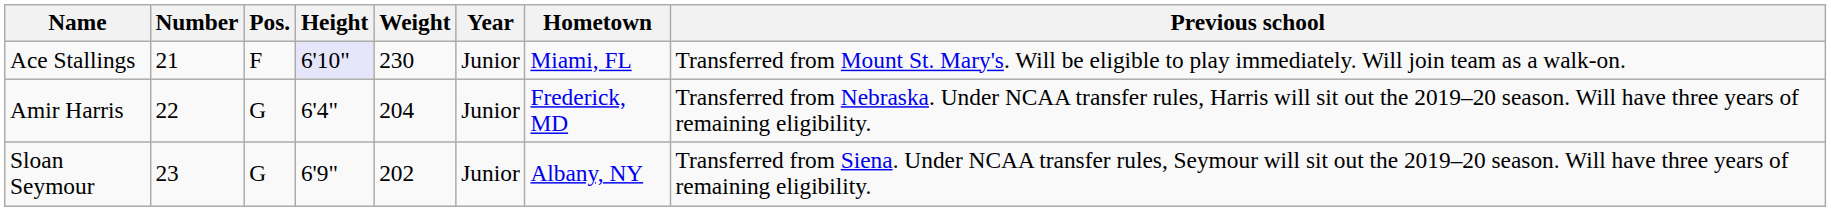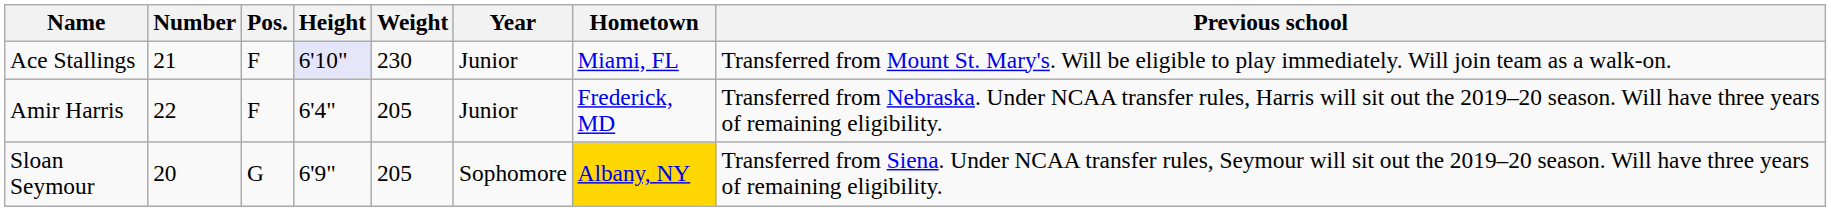(258, 110) G -> (254, 110) F
(397, 110) 204 -> (394, 110) 205
(167, 173) 23 -> (165, 173) 20
(397, 173) 202 -> (394, 173) 205
(490, 173) Junior -> (513, 173) Sophomore
(587, 173) no background -> (634, 173) gold background
